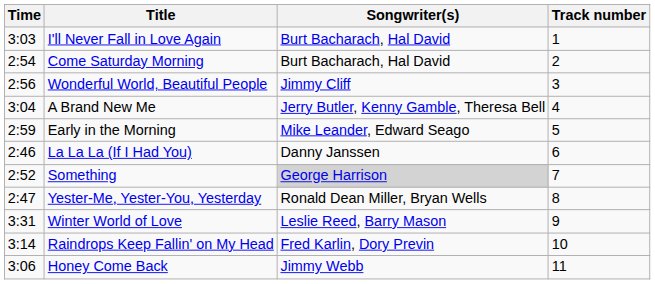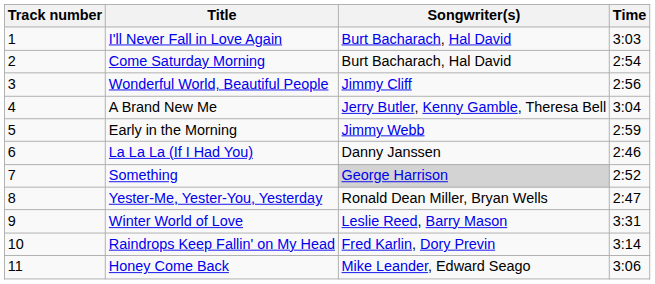columns swapped: (599, 15) <-> (24, 15)
(375, 130) Mike Leander, Edward Seago -> (383, 130) Jimmy Webb
(322, 267) Jimmy Webb -> (436, 267) Mike Leander, Edward Seago
